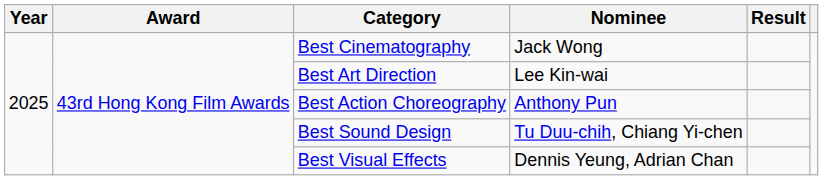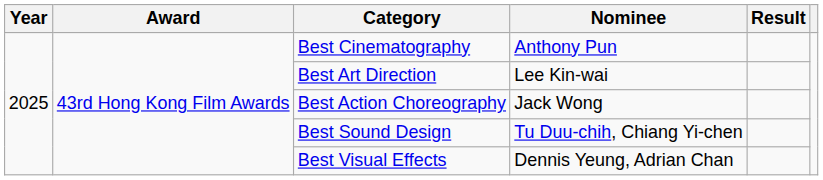(558, 47) Jack Wong -> (566, 47) Anthony Pun
(566, 103) Anthony Pun -> (558, 103) Jack Wong
